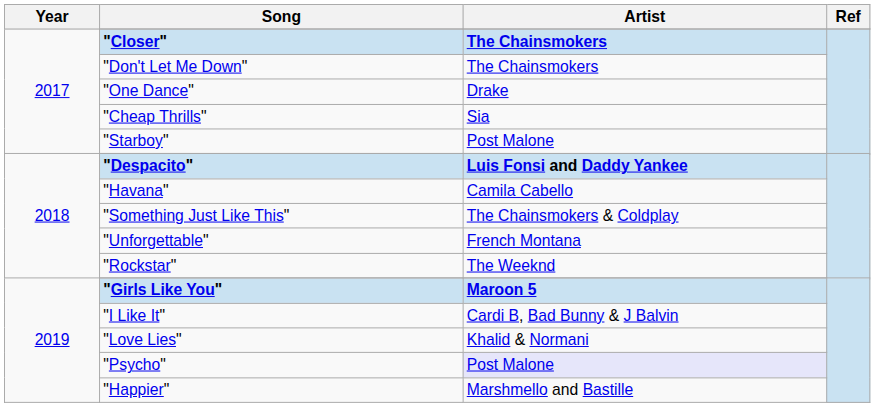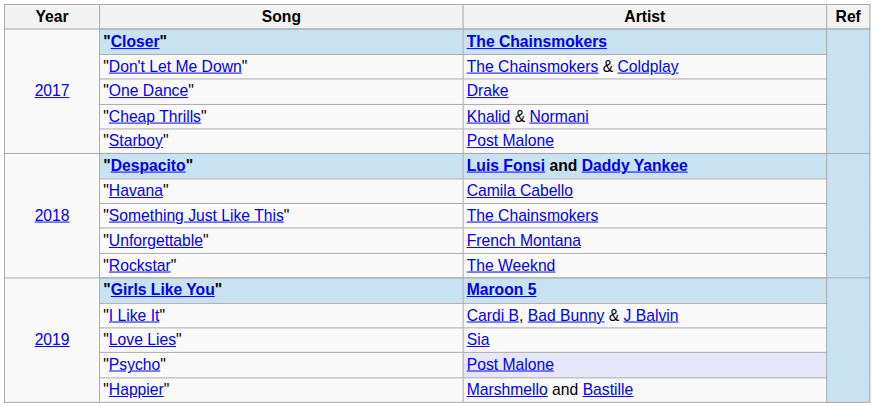(533, 66) The Chainsmokers -> (573, 66) The Chainsmokers & Coldplay
(478, 116) Sia -> (528, 116) Khalid & Normani
(573, 215) The Chainsmokers & Coldplay -> (533, 215) The Chainsmokers
(528, 340) Khalid & Normani -> (478, 340) Sia
